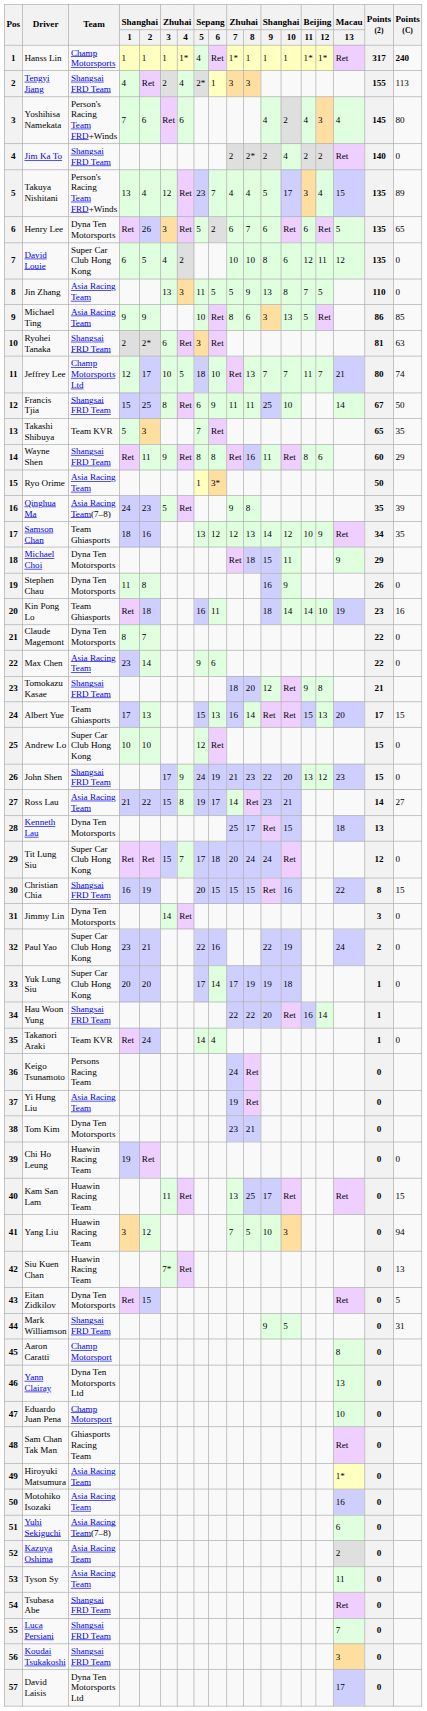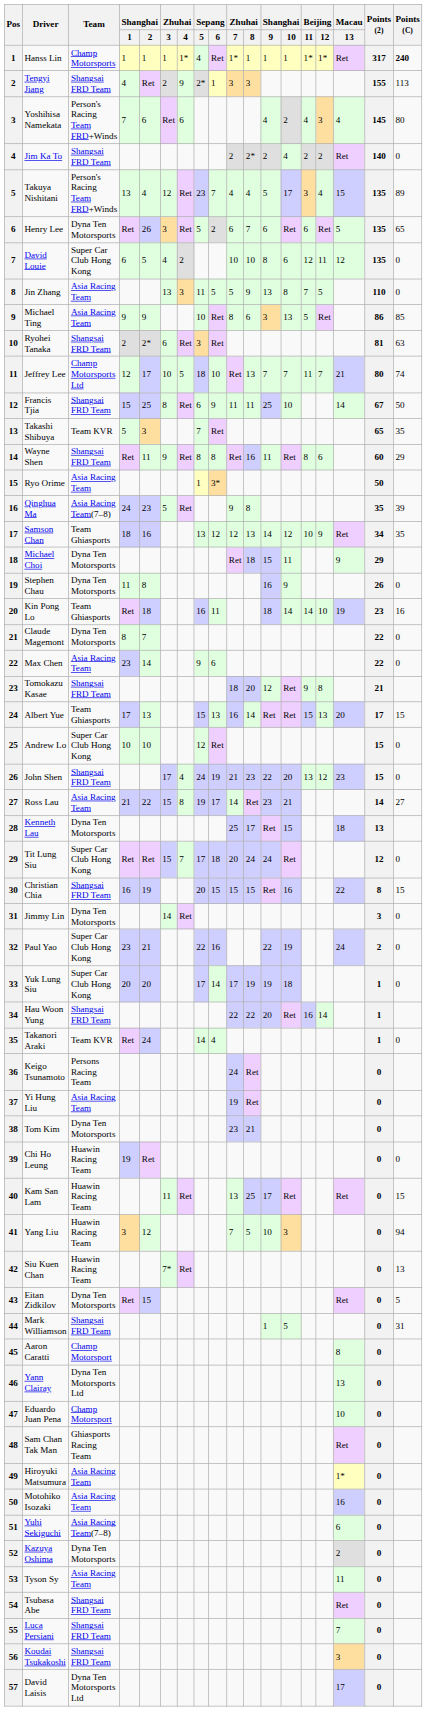(182, 83) 4 -> (182, 83) 9
(182, 776) 9 -> (182, 776) 4
(265, 1325) 9 -> (265, 1325) 1
(93, 1553) Asia Racing Team -> (93, 1553) Dyna Ten Motorsports
